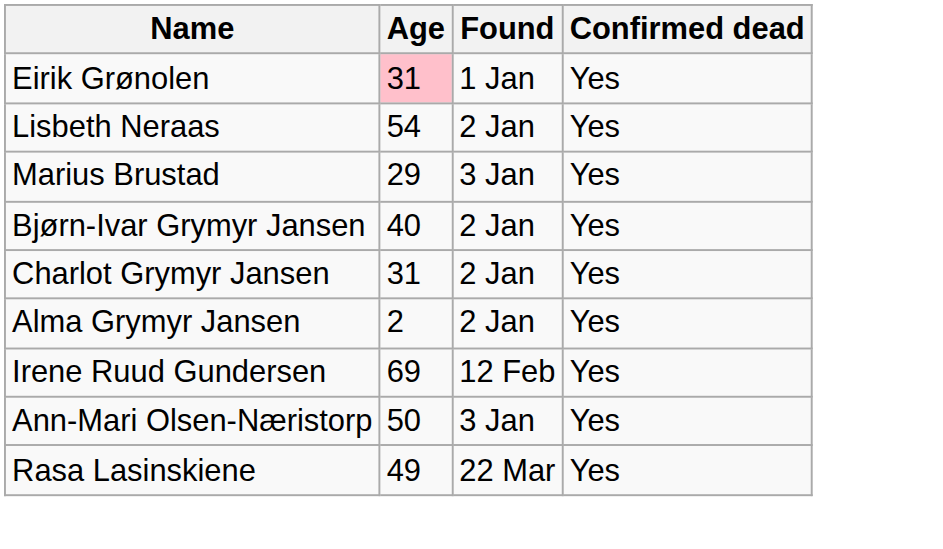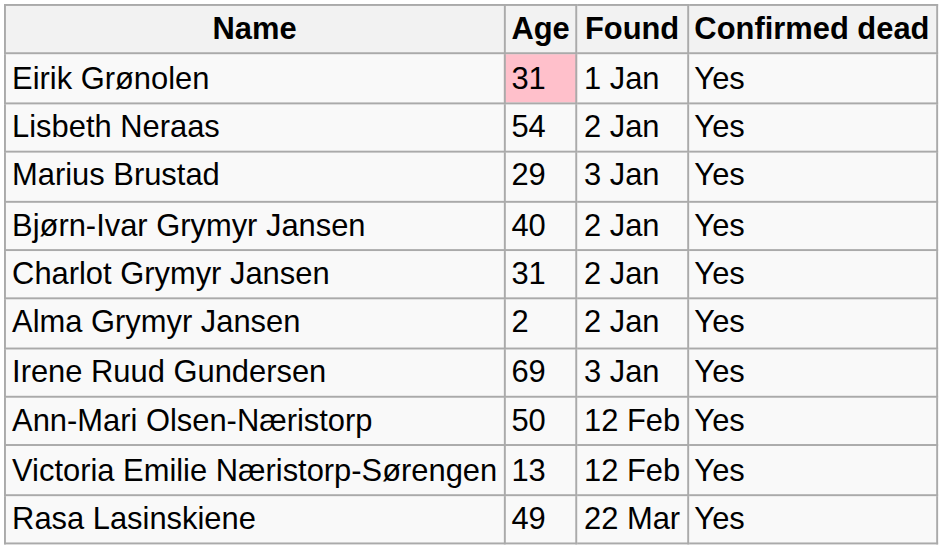(507, 371) 12 Feb -> (622, 371) 3 Jan
(497, 420) 3 Jan -> (632, 420) 12 Feb
+ row: (255, 469)
